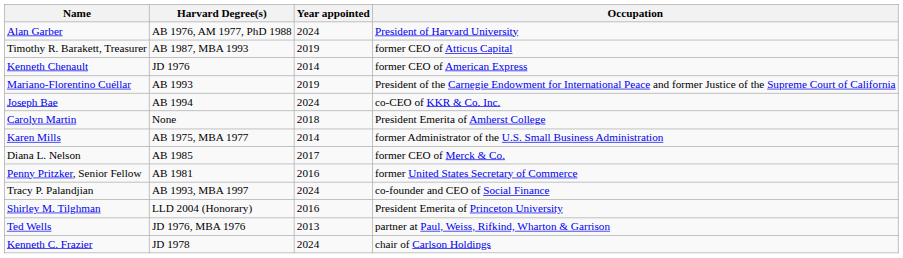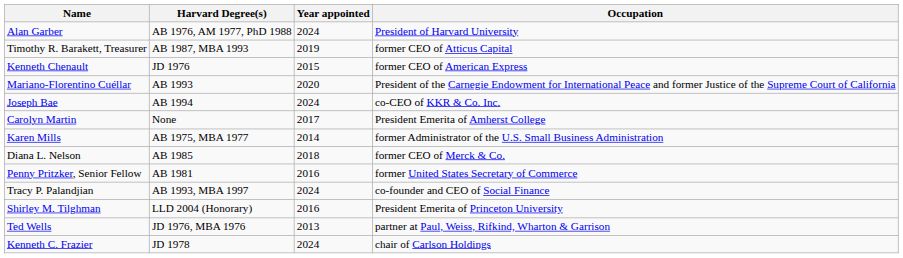(308, 66) 2014 -> (308, 66) 2015
(308, 84) 2019 -> (308, 84) 2020
(308, 119) 2018 -> (308, 119) 2017
(308, 155) 2017 -> (308, 155) 2018
